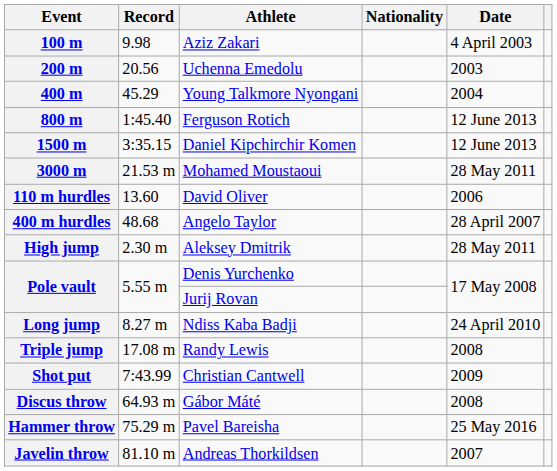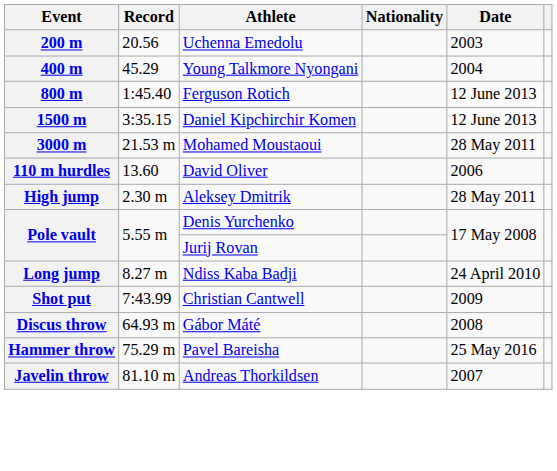- row: (62, 42)
- row: (62, 222)
- row: (62, 350)
